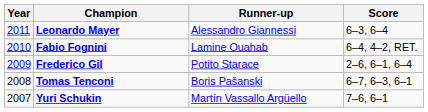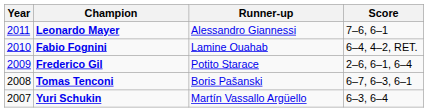(367, 30) 6–3, 6–4 -> (367, 30) 7–6, 6–1
(367, 99) 7–6, 6–1 -> (367, 99) 6–3, 6–4
